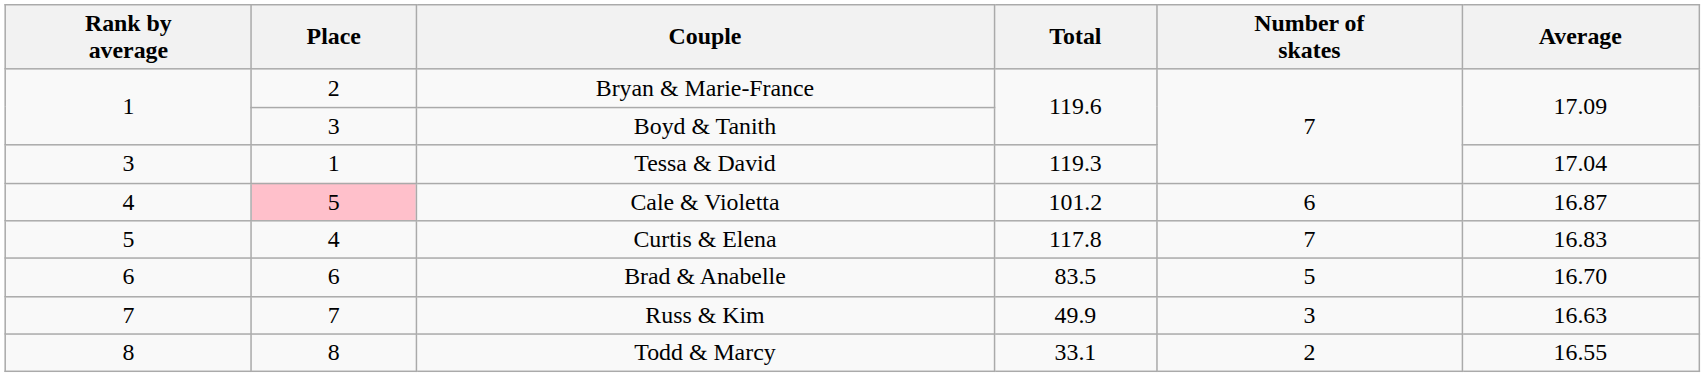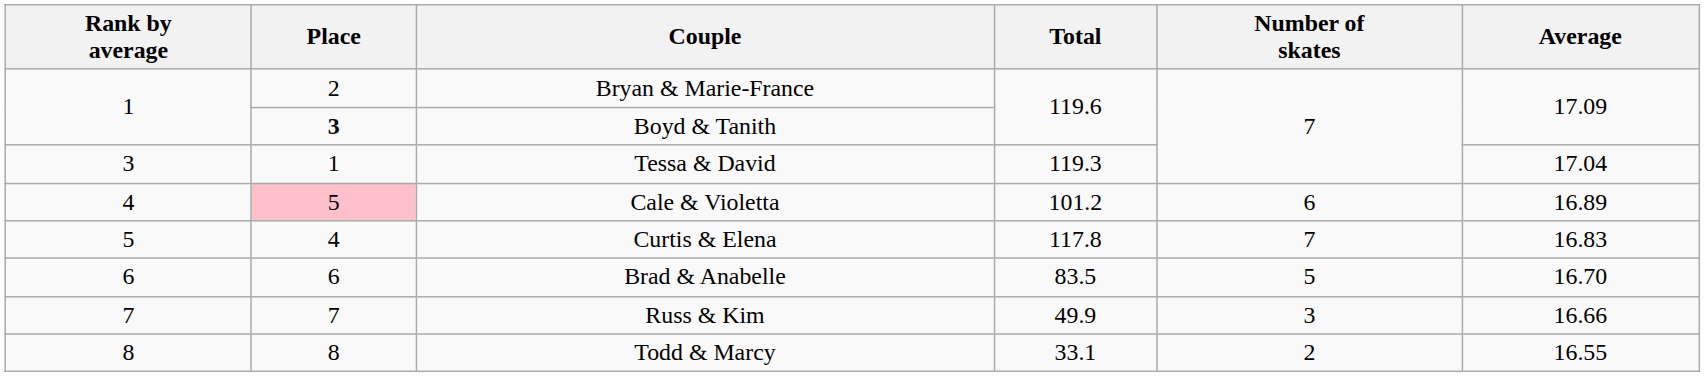(334, 125) normal -> (334, 125) bold
(1580, 201) 16.87 -> (1580, 201) 16.89
(1580, 314) 16.63 -> (1580, 314) 16.66
